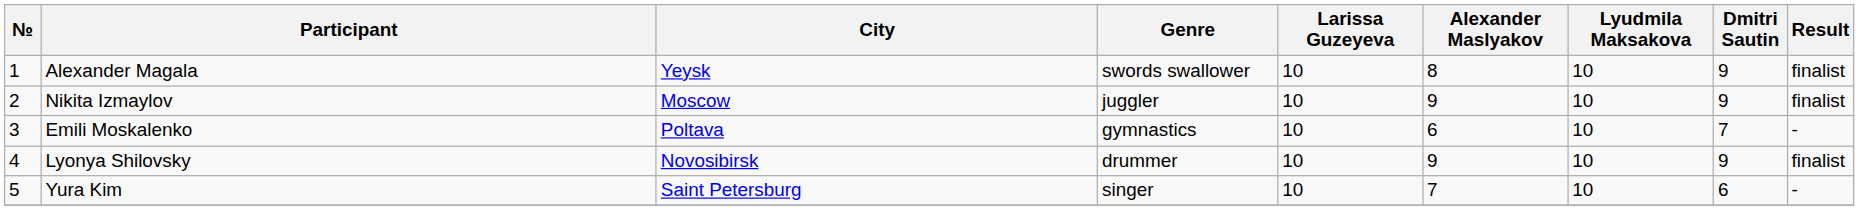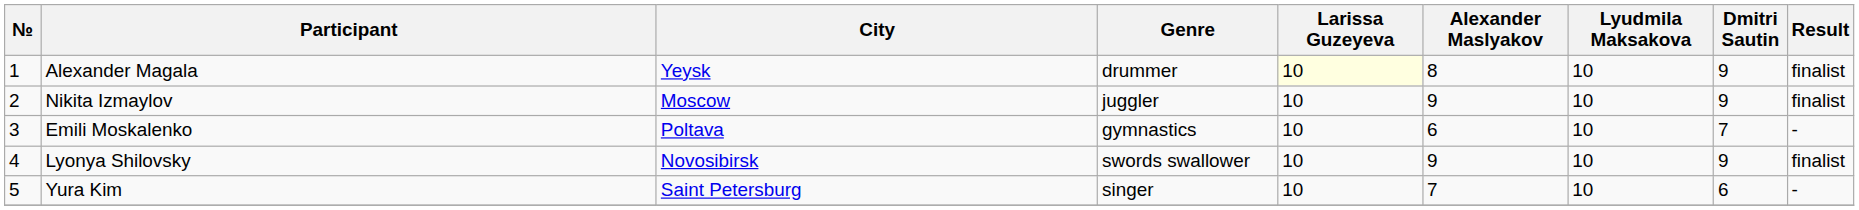(1176, 70) swords swallower -> (1140, 70) drummer
(1293, 70) no background -> (1293, 70) lightyellow background
(1140, 160) drummer -> (1176, 160) swords swallower
